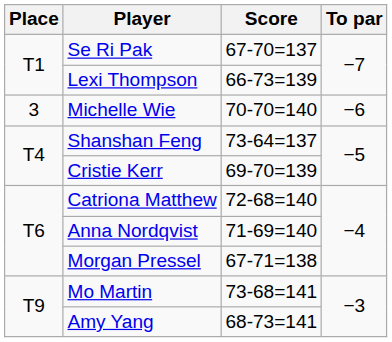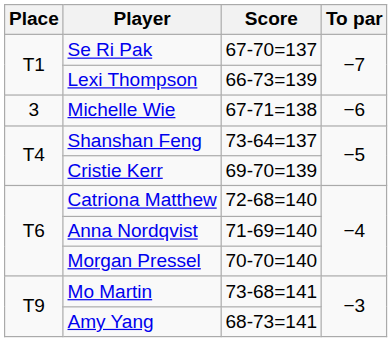(271, 110) 70-70=140 -> (271, 110) 67-71=138
(271, 261) 67-71=138 -> (271, 261) 70-70=140
